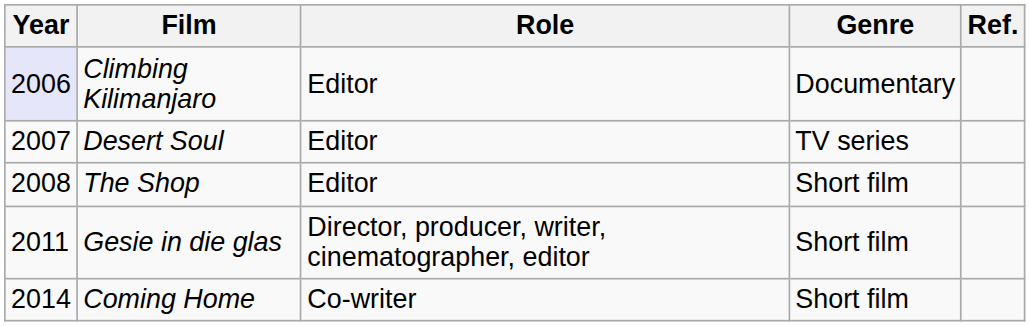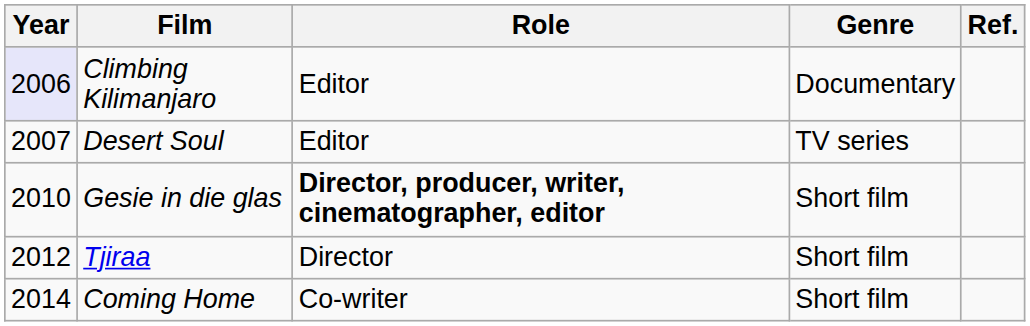- row: (142, 183)
(40, 241) 2011 -> (41, 199) 2010
(457, 241) normal -> (462, 199) bold
+ row: (117, 256)
